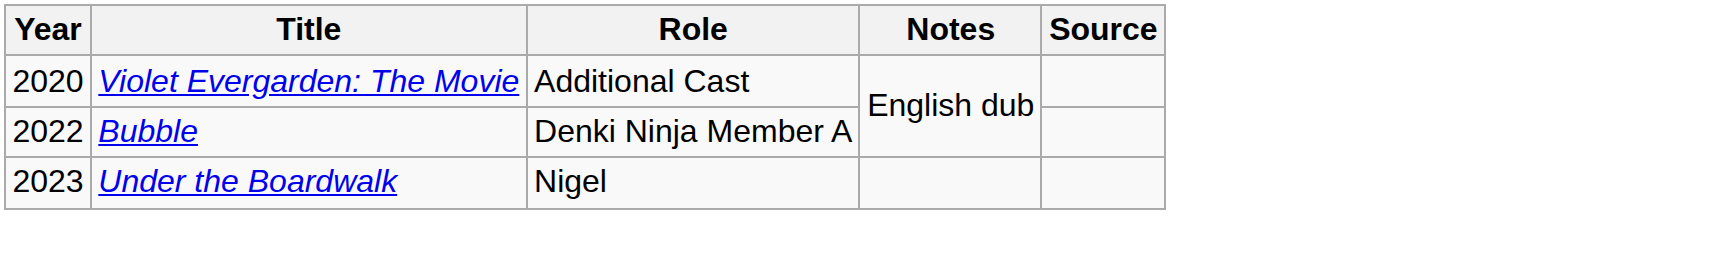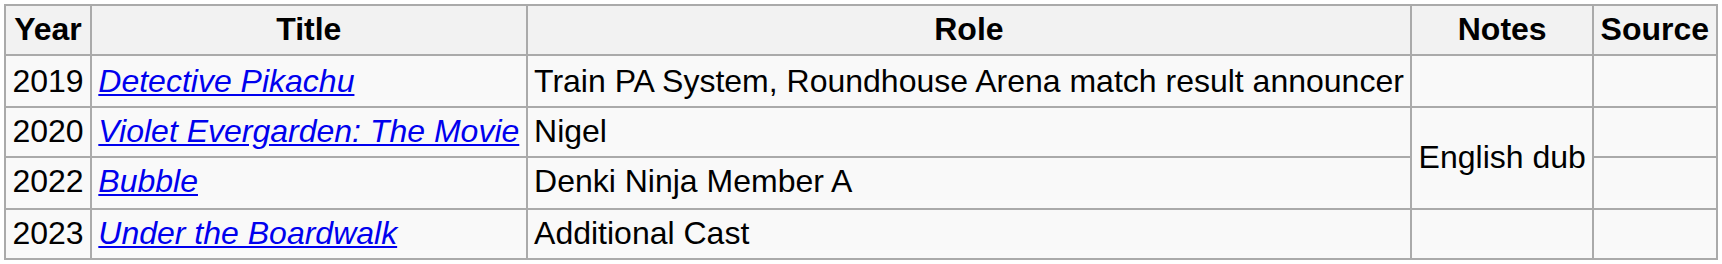+ row: (226, 80)
(642, 80) Additional Cast -> (570, 131) Nigel
(570, 182) Nigel -> (642, 232) Additional Cast
